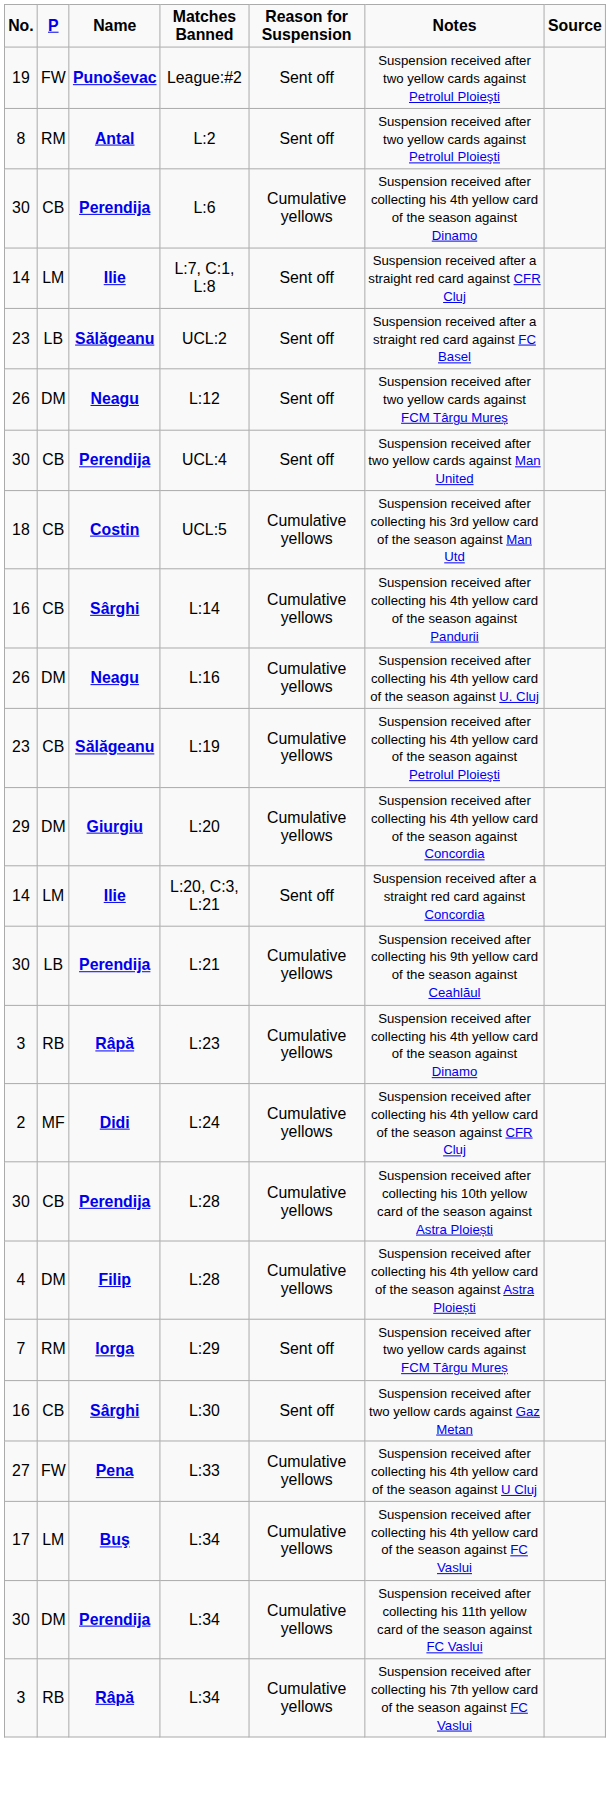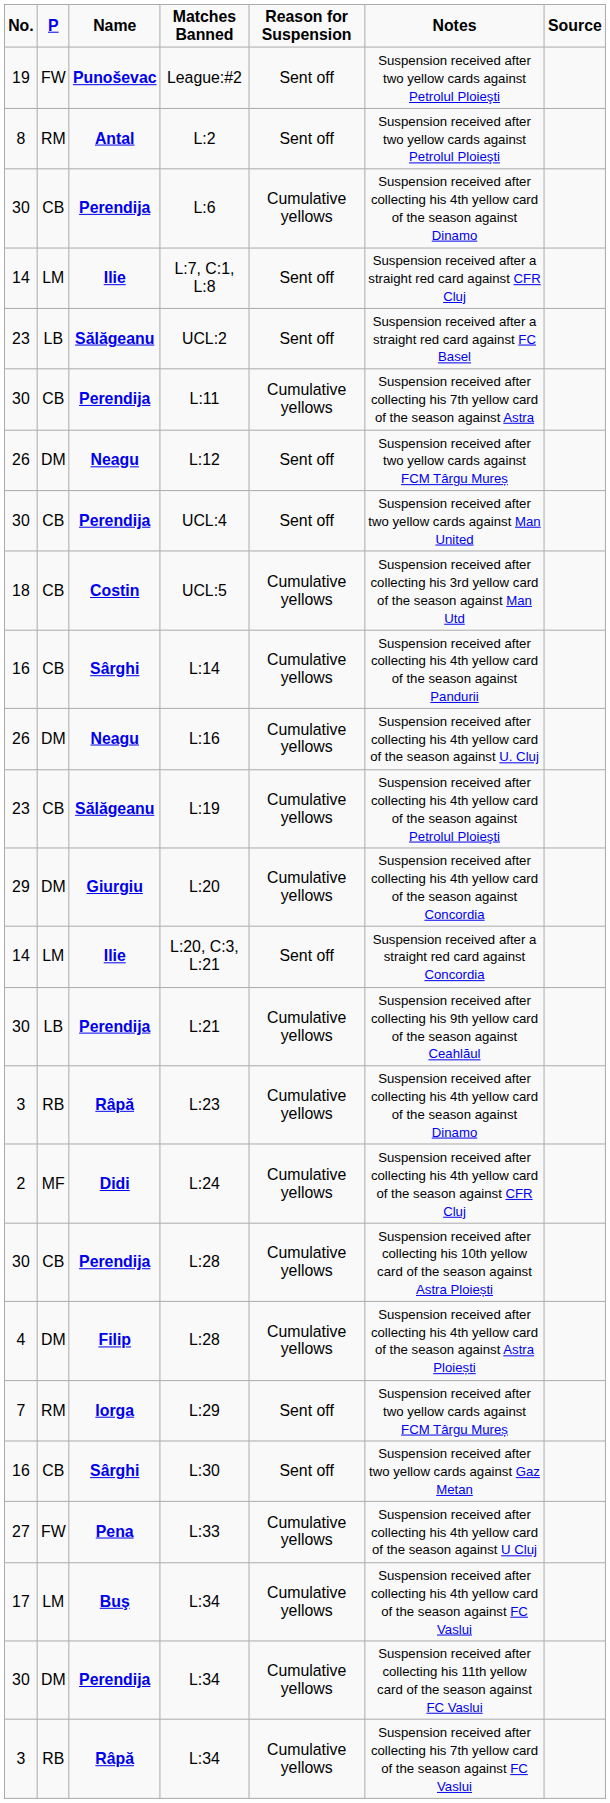+ row: (21, 399)
